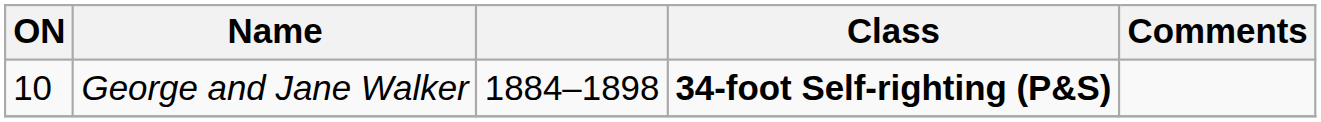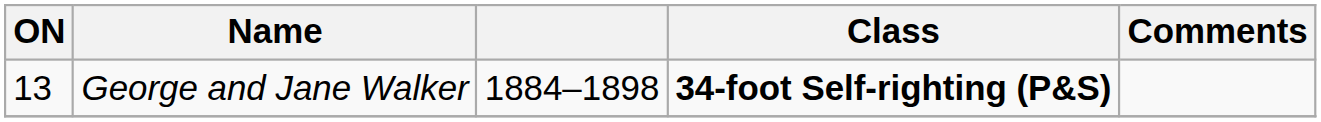(33, 87) 10 -> (33, 87) 13
